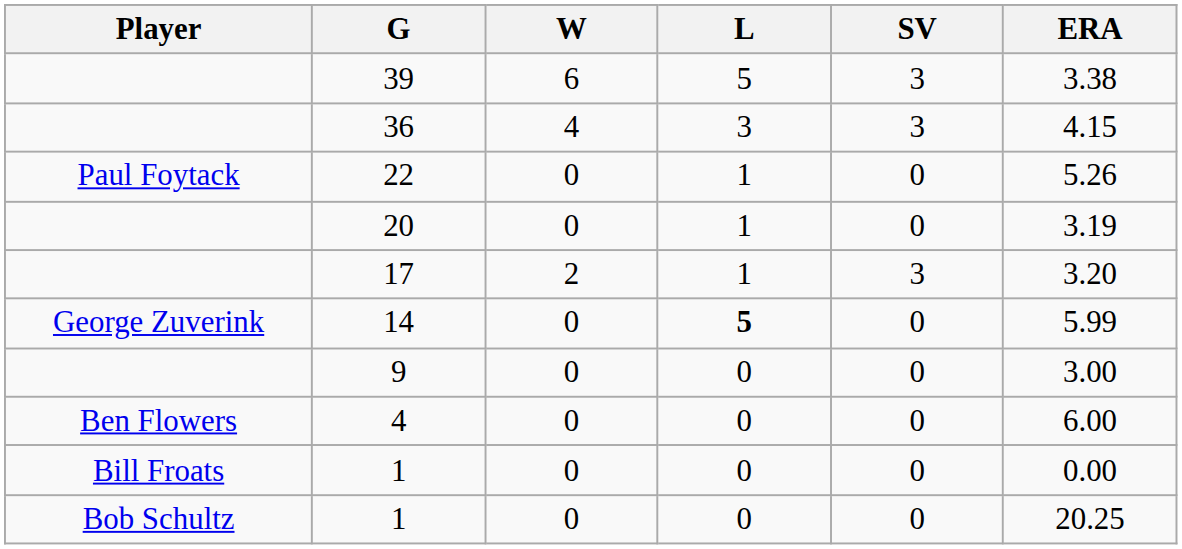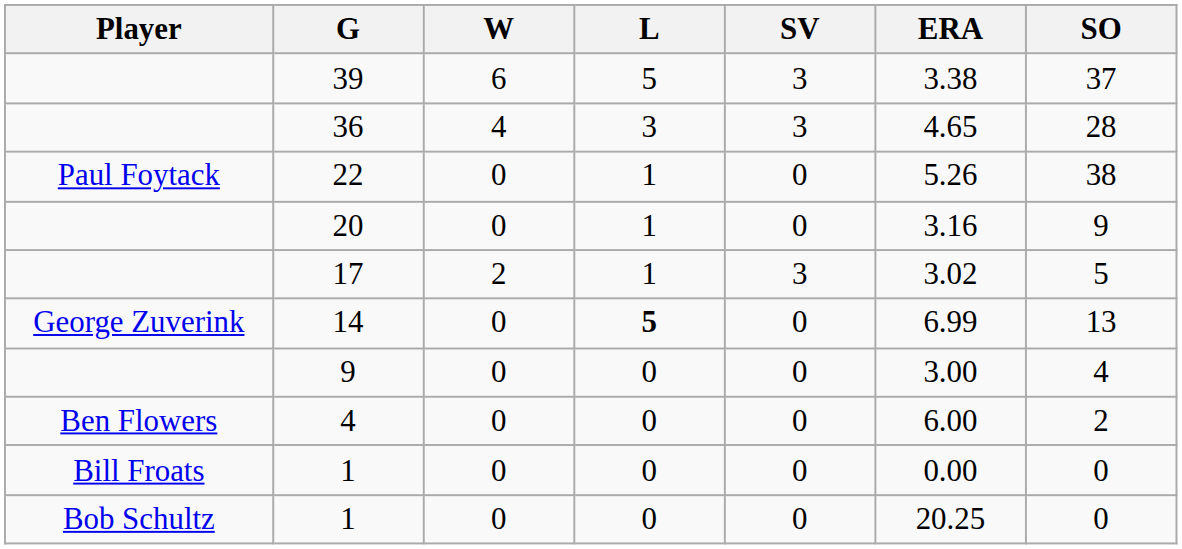+ column: (1101, 28)
(1090, 126) 4.15 -> (950, 126) 4.65
(1090, 224) 3.19 -> (950, 224) 3.16
(1090, 273) 3.20 -> (950, 273) 3.02
(1090, 322) 5.99 -> (950, 322) 6.99
